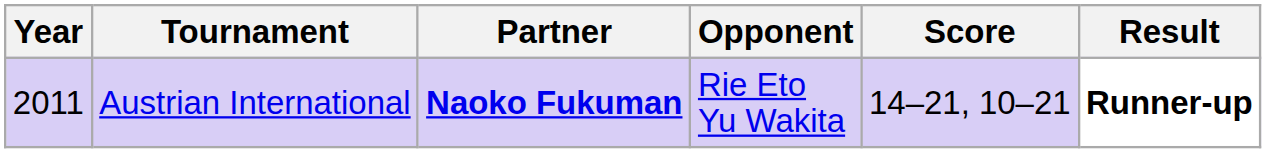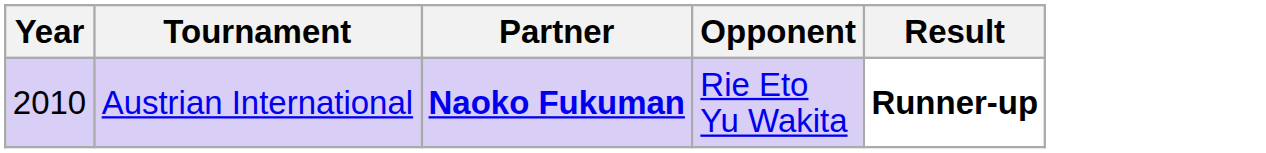- column: (970, 32)
(48, 102) 2011 -> (50, 102) 2010
